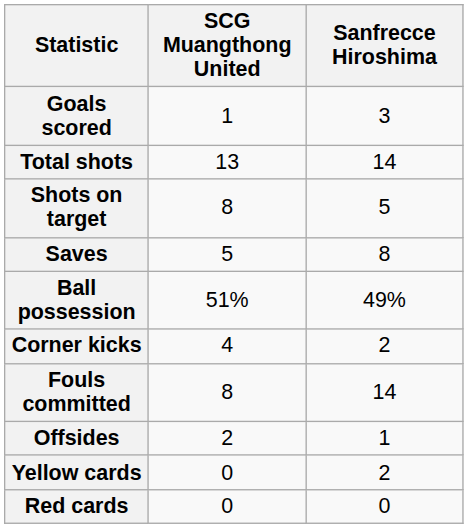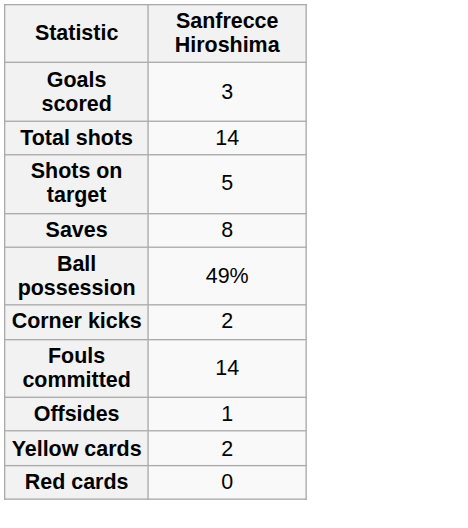- column: (227, 45)
